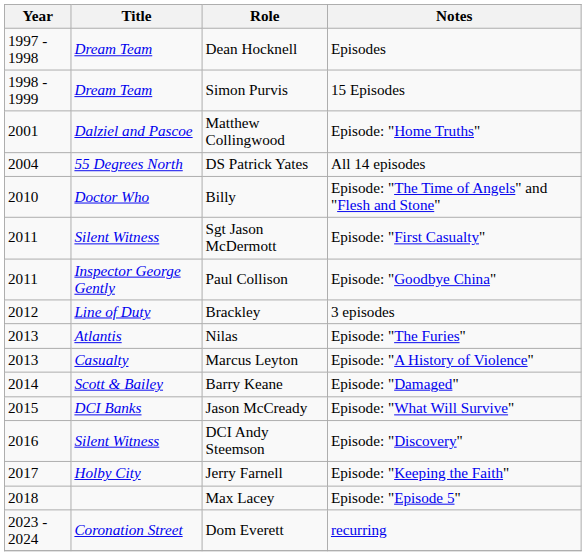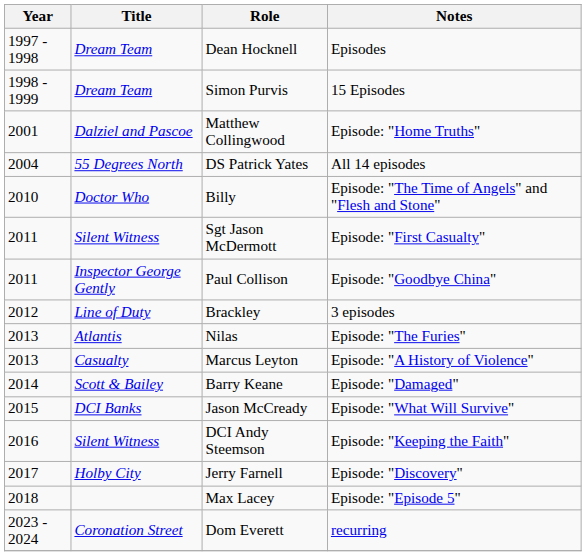(397, 441) Episode: "Discovery" -> (420, 441) Episode: "Keeping the Faith"
(420, 473) Episode: "Keeping the Faith" -> (397, 473) Episode: "Discovery"
